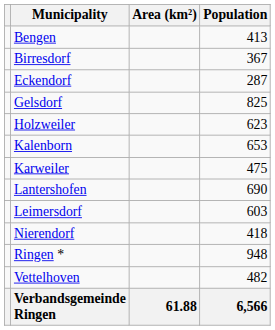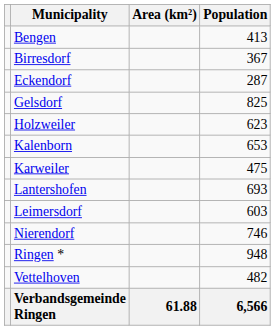(257, 189) 690 -> (257, 189) 693
(257, 233) 418 -> (257, 233) 746
